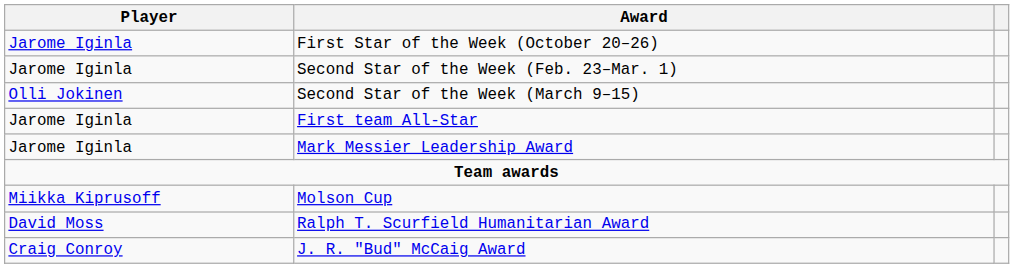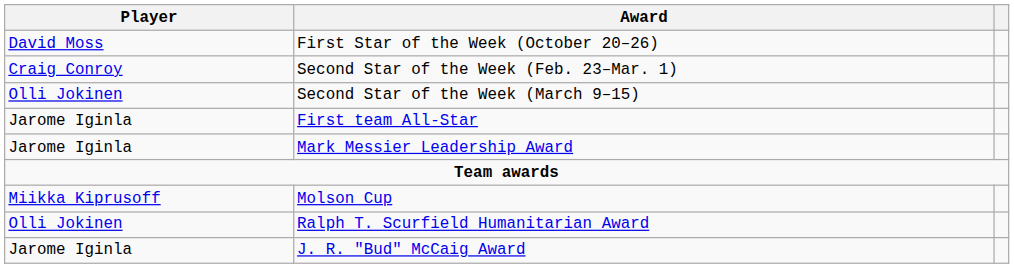(70, 43) Jarome Iginla -> (56, 43) David Moss
(70, 69) Jarome Iginla -> (65, 69) Craig Conroy
(56, 224) David Moss -> (65, 224) Olli Jokinen
(65, 250) Craig Conroy -> (70, 250) Jarome Iginla
